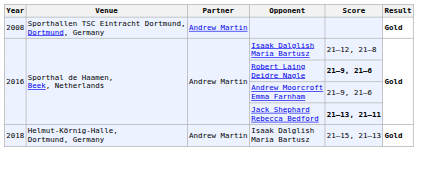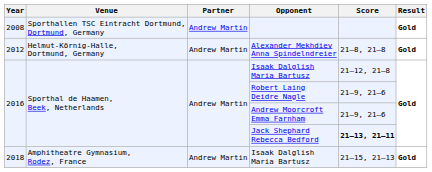+ row: (15, 49)
(349, 70) bold -> (363, 92) normal
(73, 135) Helmut-Körnig-Halle, Dortmund, Germany -> (80, 157) Amphitheatre Gymnasium, Rodez, France
